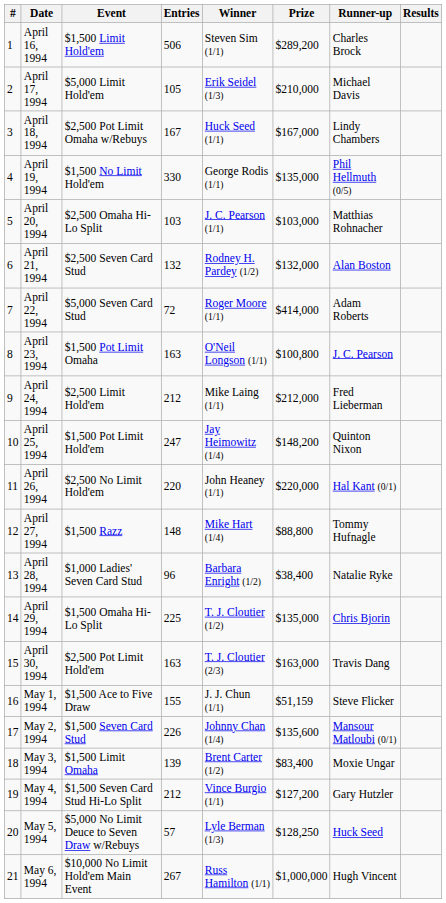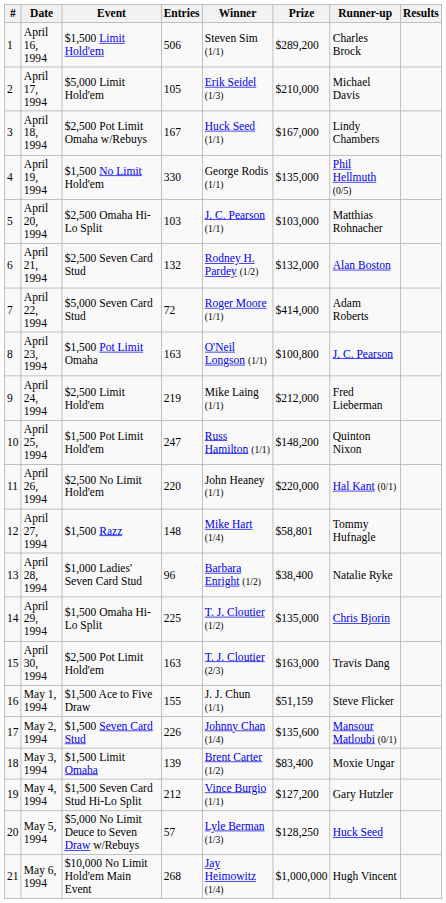(172, 398) 212 -> (172, 398) 219
(230, 442) Jay Heimowitz (1/4) -> (237, 442) Russ Hamilton (1/1)
(294, 530) $88,800 -> (294, 530) $58,801
(172, 876) 267 -> (172, 876) 268
(237, 876) Russ Hamilton (1/1) -> (230, 876) Jay Heimowitz (1/4)
